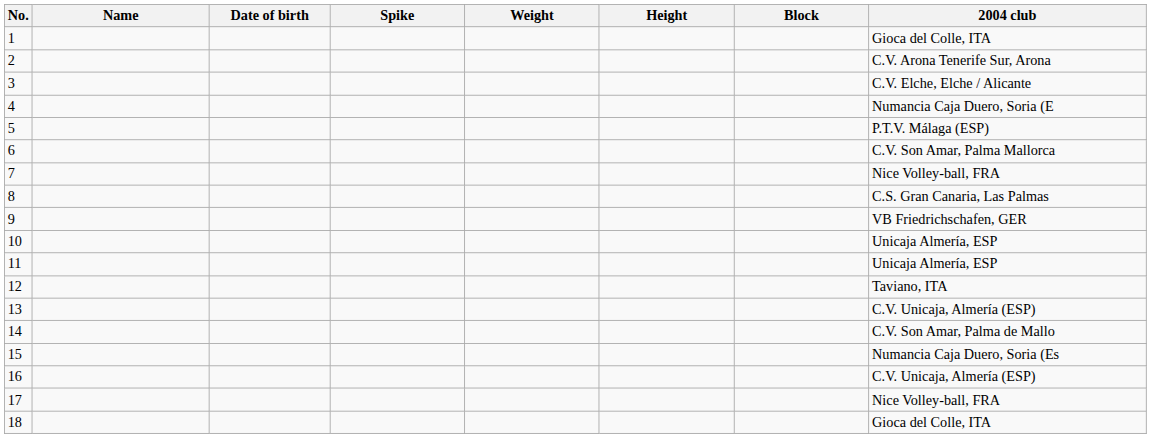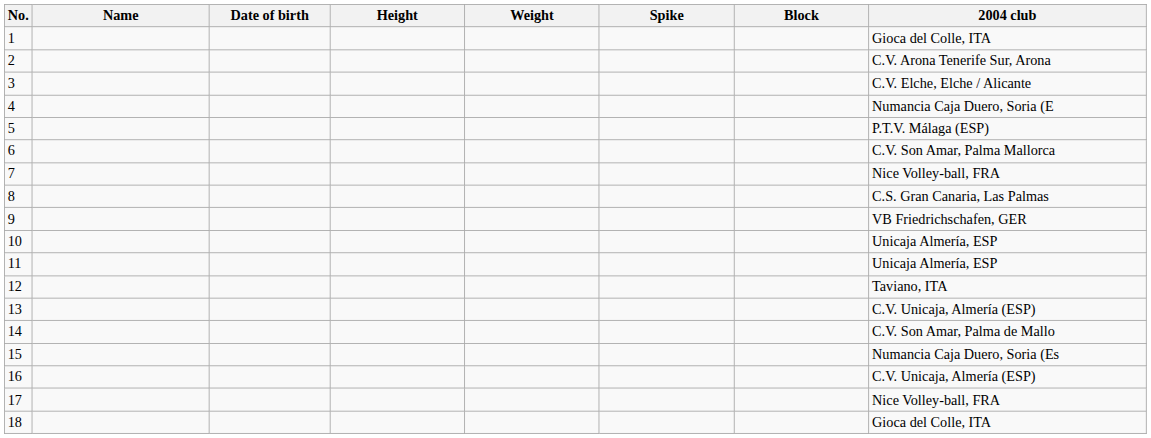columns swapped: (667, 15) <-> (397, 15)
